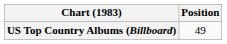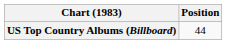(200, 30) 49 -> (200, 30) 44
